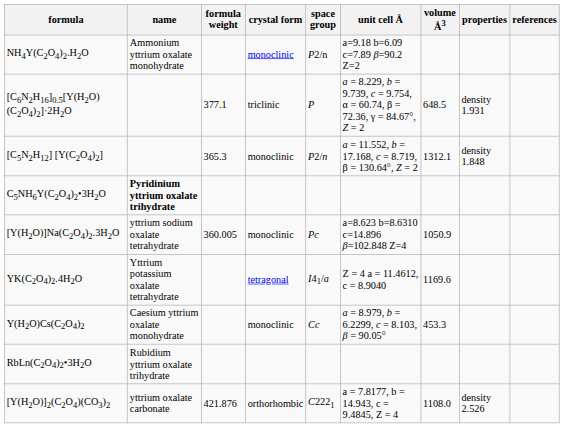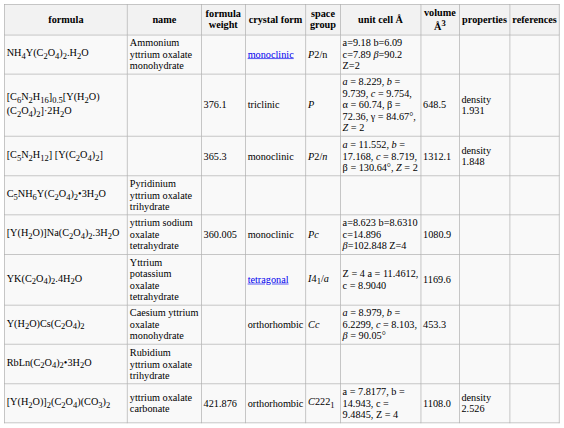(215, 105) 377.1 -> (215, 105) 376.1
(164, 195) bold -> (161, 195) normal
(437, 234) 1050.9 -> (437, 234) 1080.9
(271, 324) monoclinic -> (276, 324) orthorhombic
